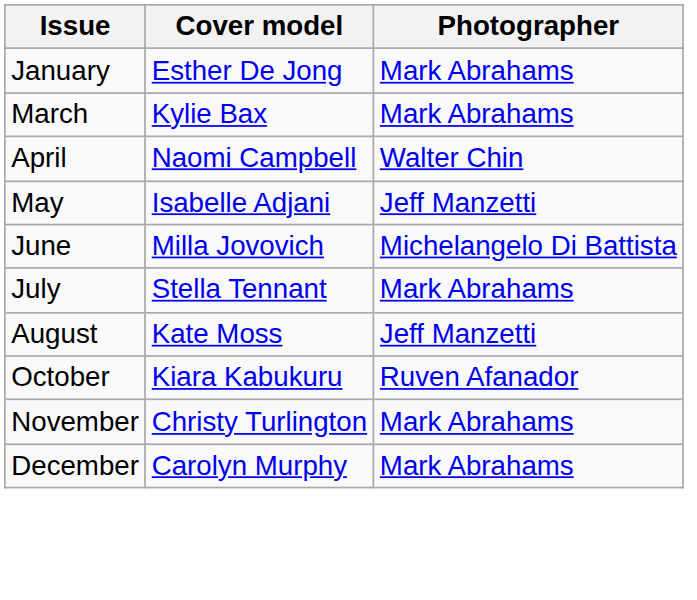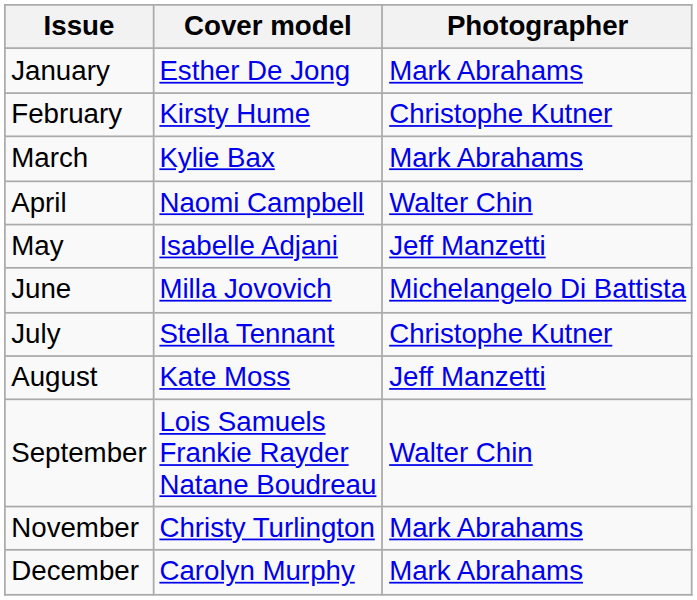+ row: (67, 114)
(477, 289) Mark Abrahams -> (501, 333) Christophe Kutner
+ row: (79, 452)
- row: (60, 377)
